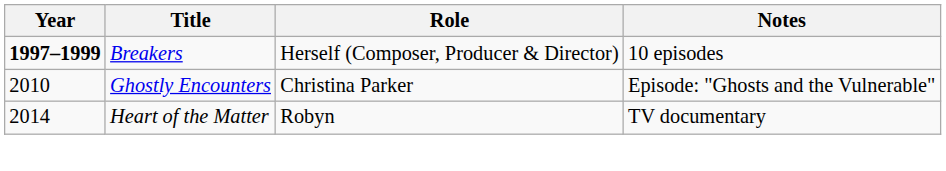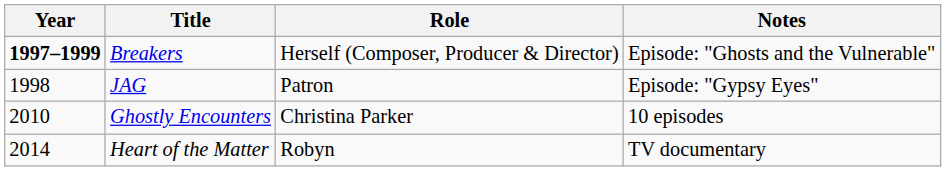(676, 52) 10 episodes -> (782, 52) Episode: "Ghosts and the Vulnerable"
+ row: (128, 85)
(782, 85) Episode: "Ghosts and the Vulnerable" -> (676, 117) 10 episodes
